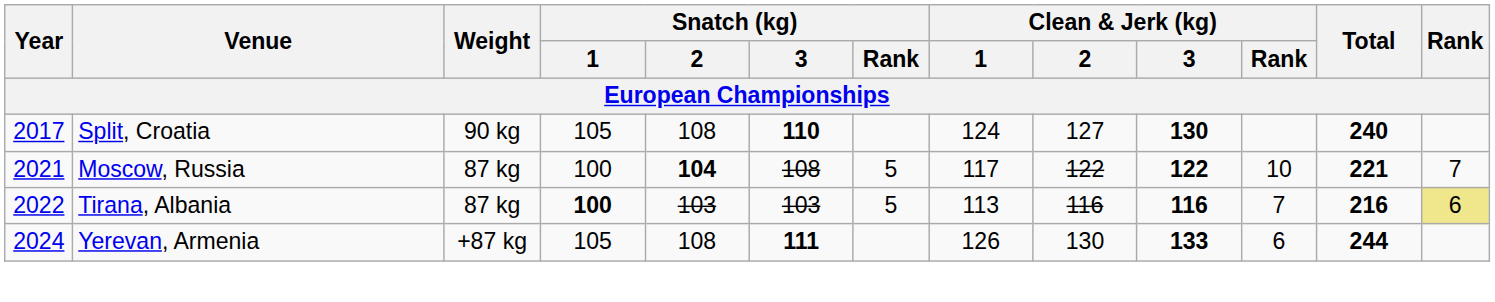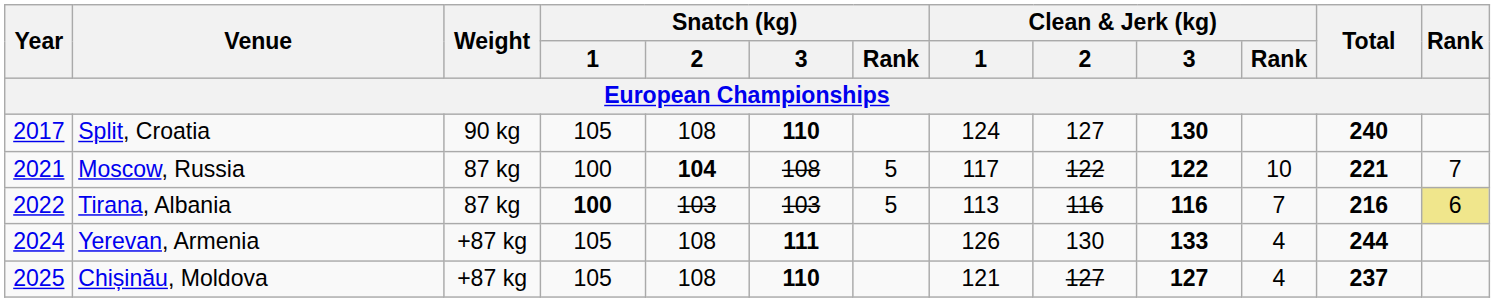(1279, 242) 6 -> (1279, 242) 4
+ row: (173, 278)
